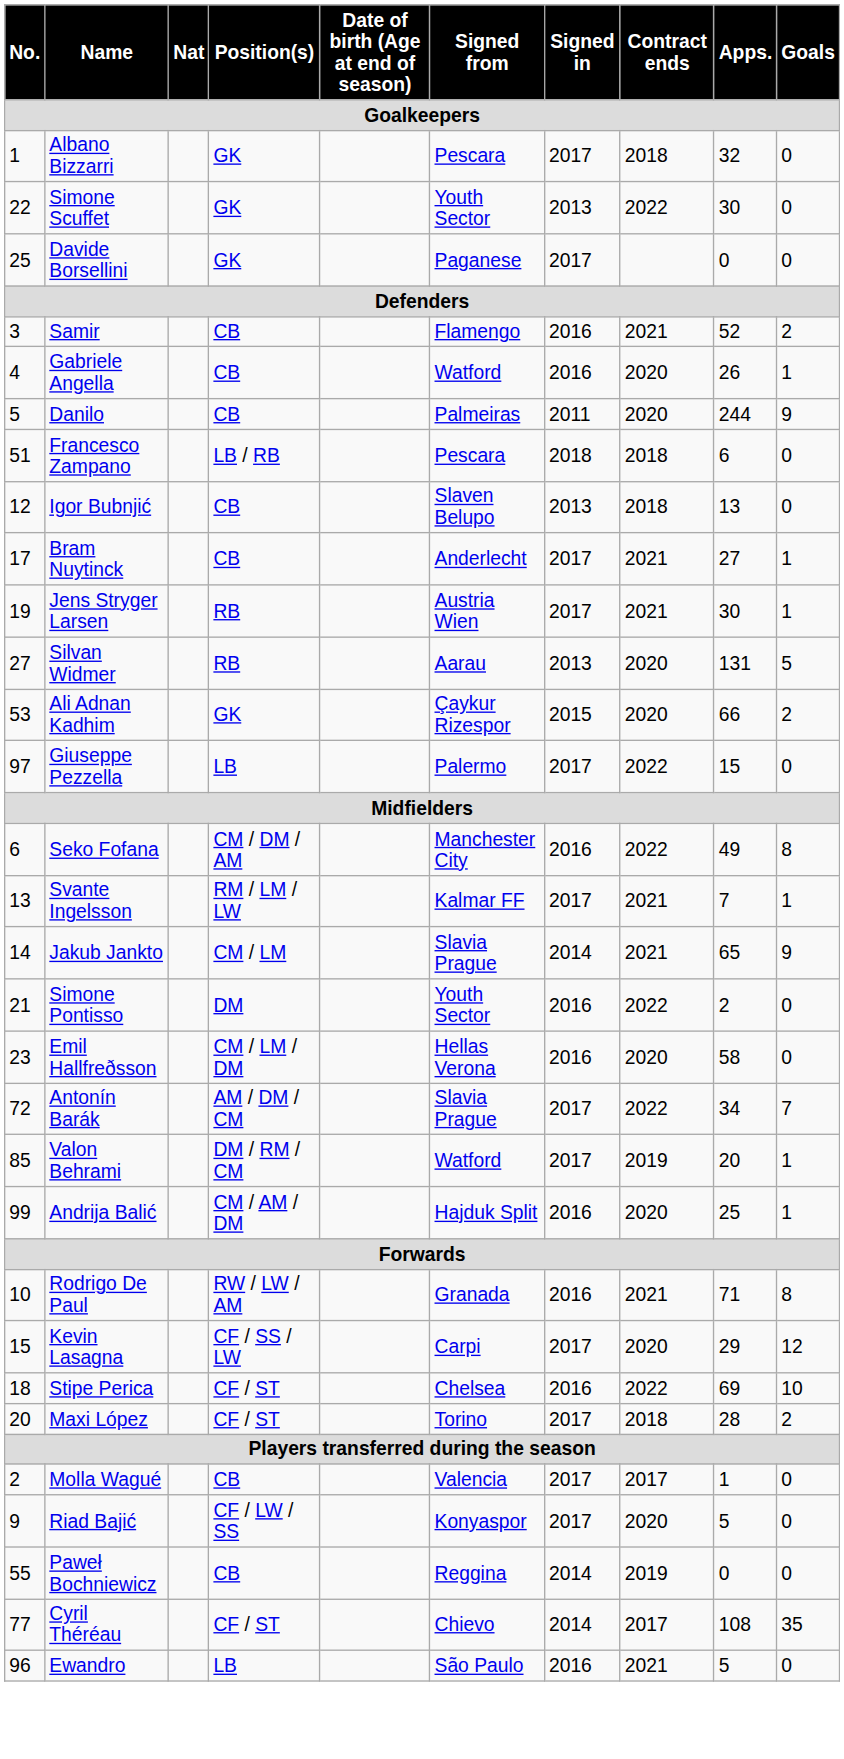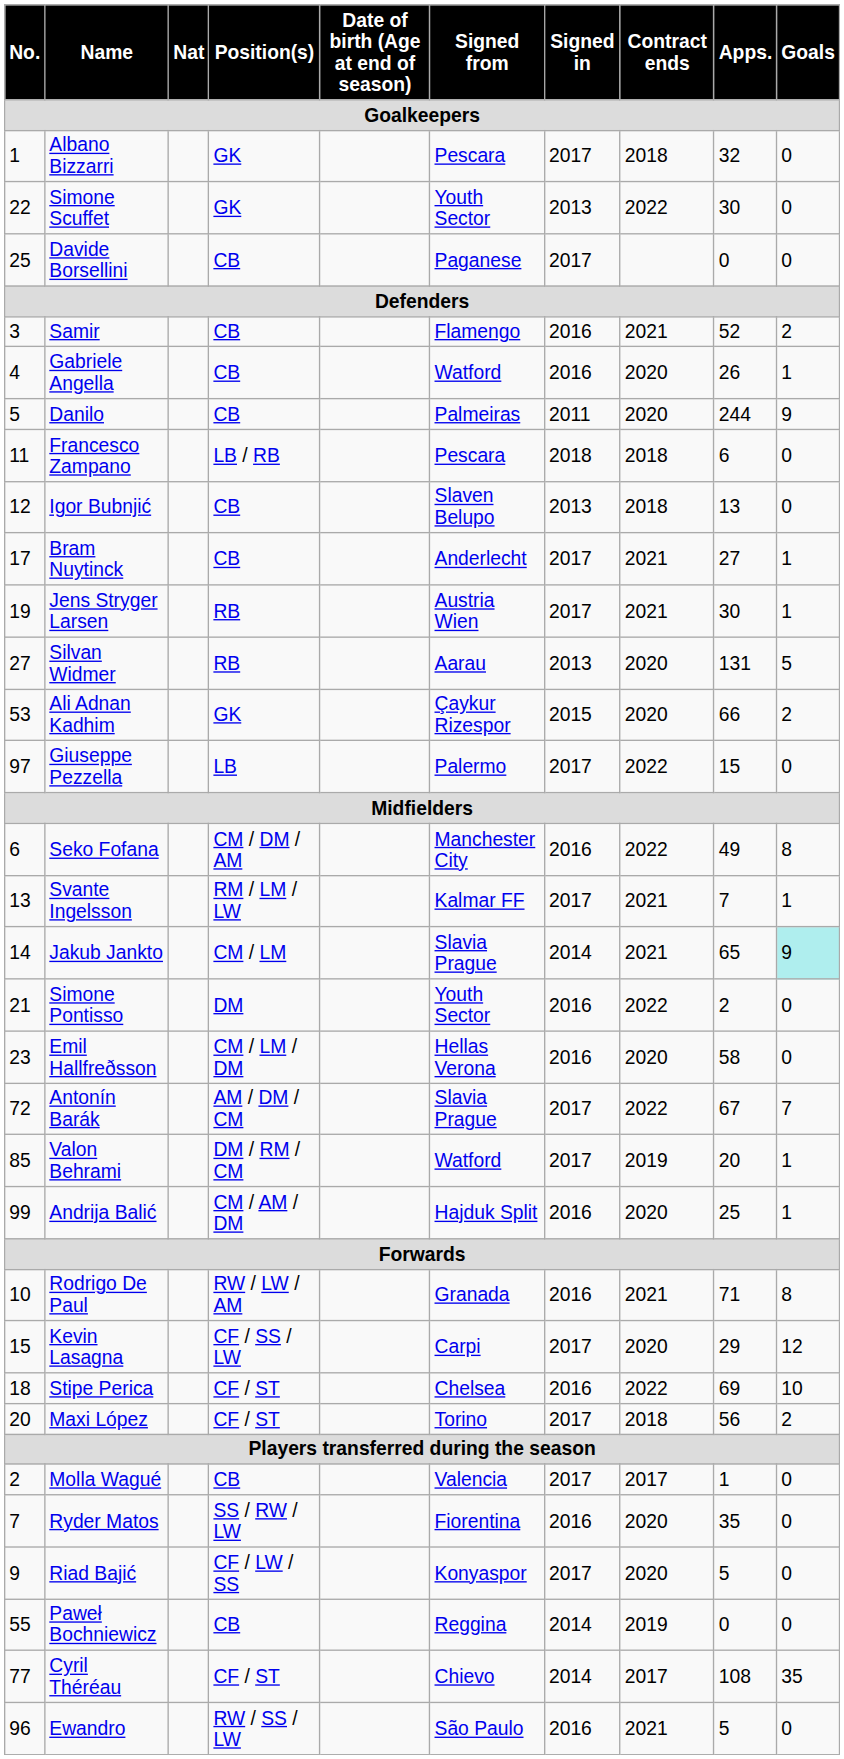(227, 260) GK -> (227, 260) CB
(20, 455) 51 -> (19, 455) 11
(787, 953) no background -> (787, 953) paleturquoise background
(729, 1109) 34 -> (729, 1109) 67
(729, 1419) 28 -> (729, 1419) 56
+ row: (104, 1521)
(225, 1666) LB -> (256, 1729) RW / SS / LW
